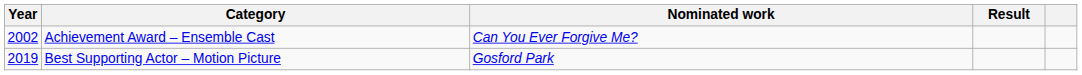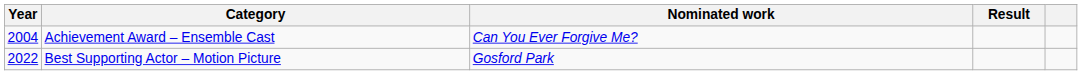(23, 37) 2002 -> (23, 37) 2004
(23, 59) 2019 -> (23, 59) 2022
